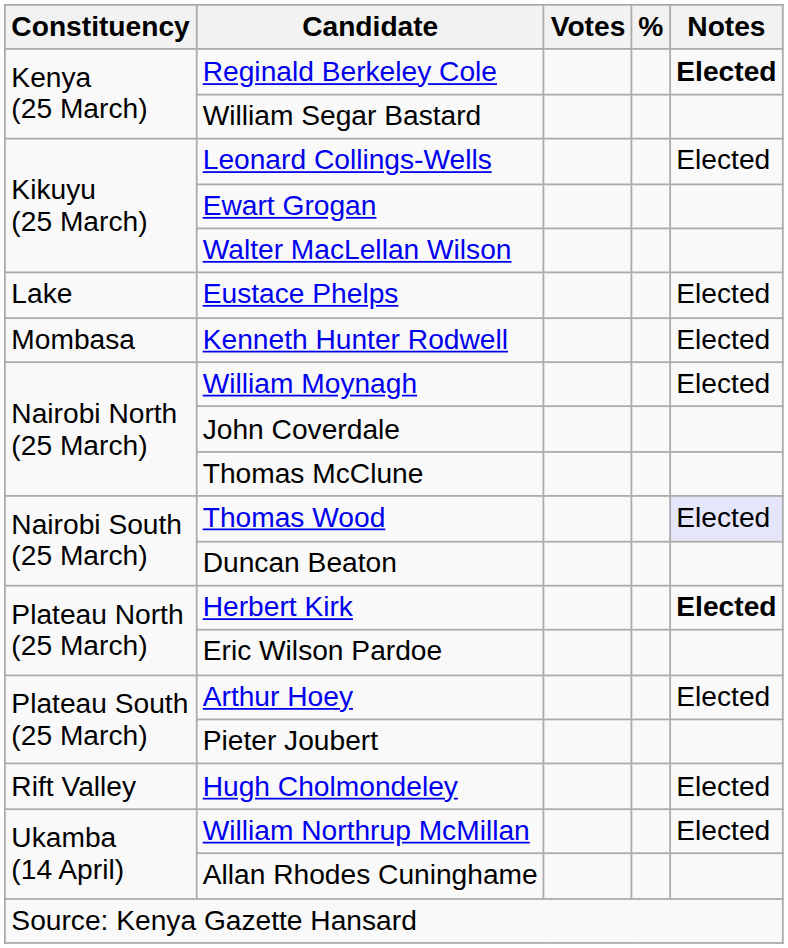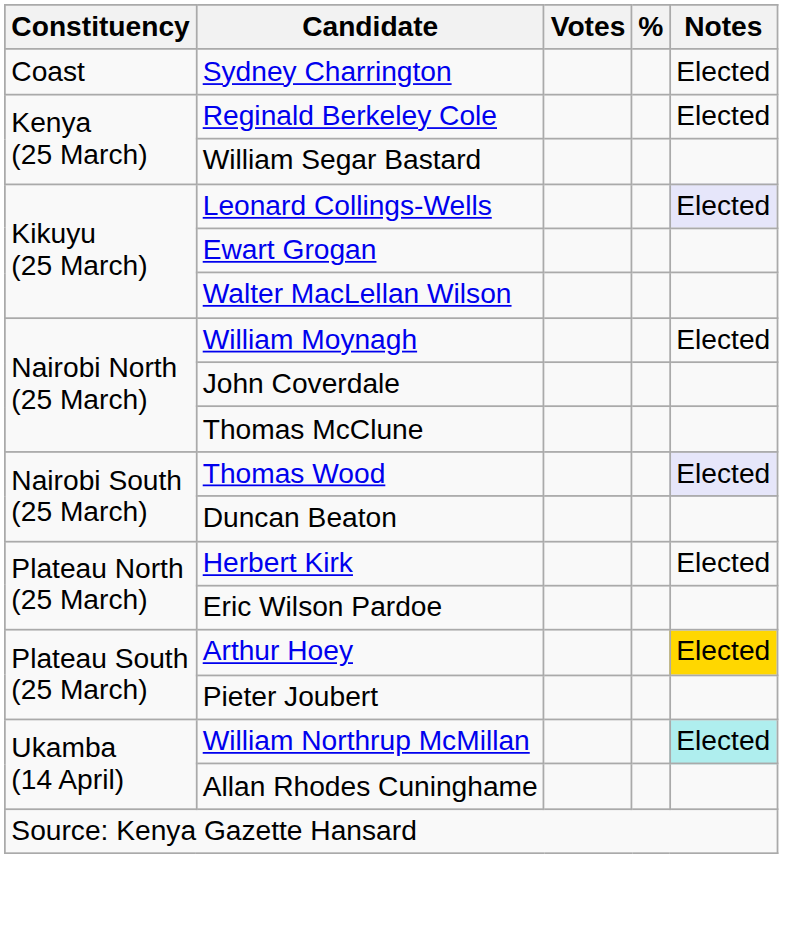+ row: (327, 71)
(726, 71) bold -> (723, 116) normal
(723, 160) no background -> (723, 205) lavender background
- row: (301, 294)
- row: (355, 339)
(726, 607) bold -> (723, 562) normal
(723, 696) no background -> (723, 652) gold background
- row: (330, 786)
(723, 830) no background -> (723, 741) paleturquoise background
